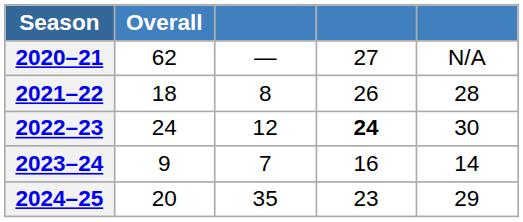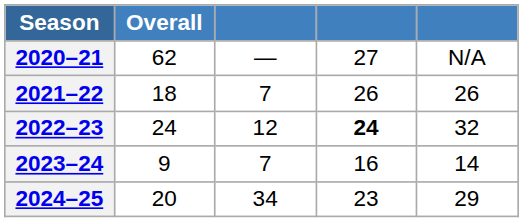(265, 93) 8 -> (265, 93) 7
(467, 93) 28 -> (467, 93) 26
(467, 128) 30 -> (467, 128) 32
(265, 198) 35 -> (265, 198) 34
